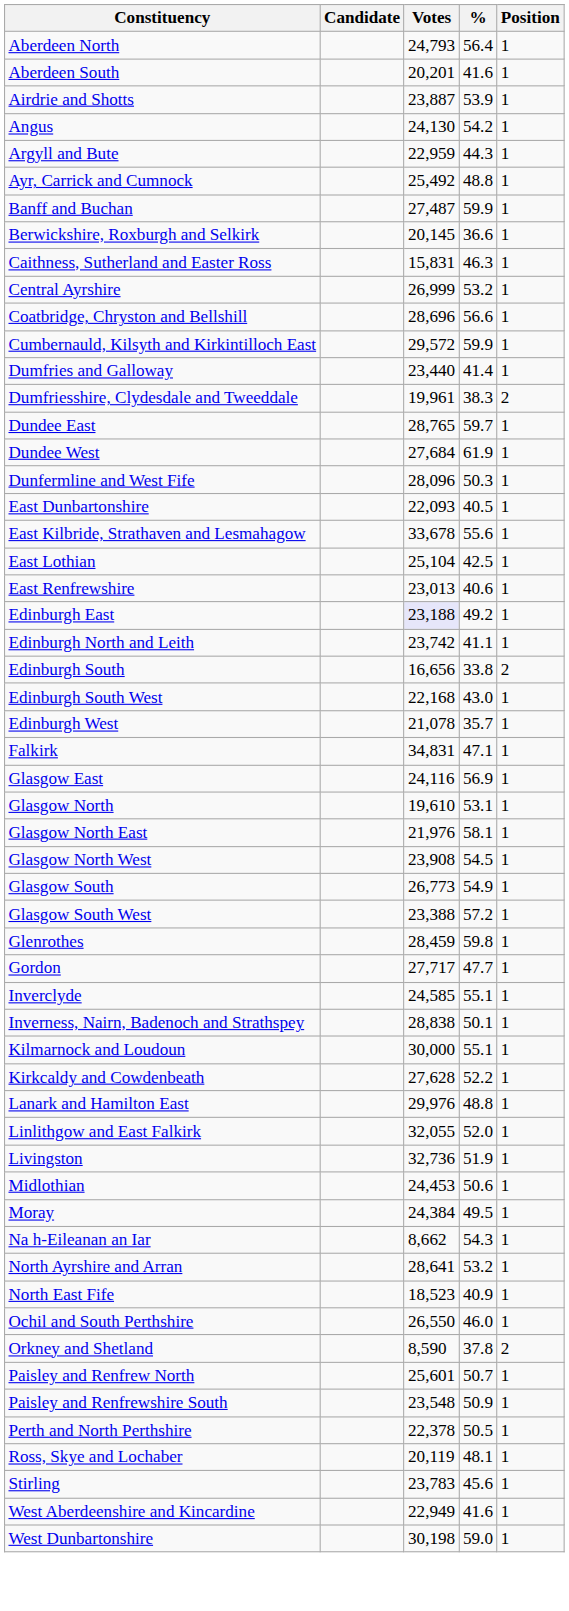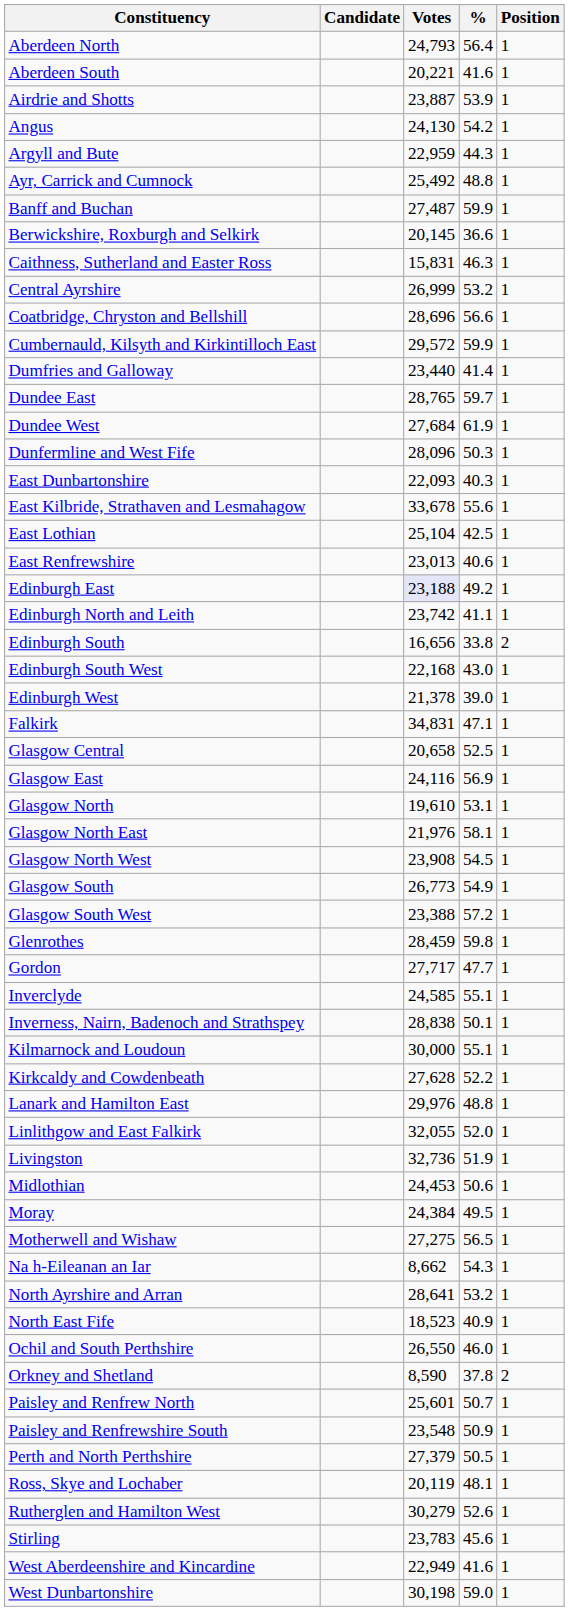(432, 72) 20,201 -> (432, 72) 20,221
- row: (153, 398)
(478, 506) 40.5 -> (478, 479) 40.3
(432, 724) 21,078 -> (432, 696) 21,378
(478, 724) 35.7 -> (478, 696) 39.0
+ row: (66, 751)
+ row: (93, 1239)
(432, 1429) 22,378 -> (432, 1457) 27,379
+ row: (114, 1511)
